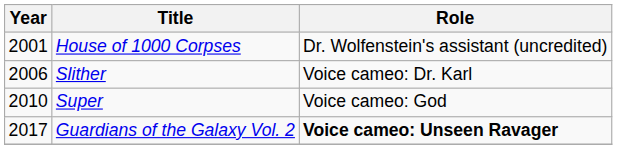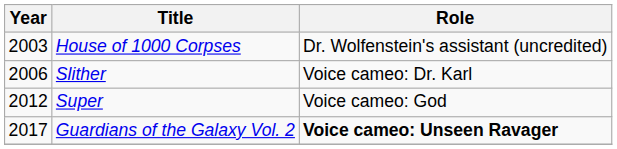(28, 46) 2001 -> (28, 46) 2003
(28, 102) 2010 -> (28, 102) 2012
